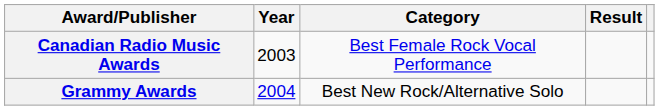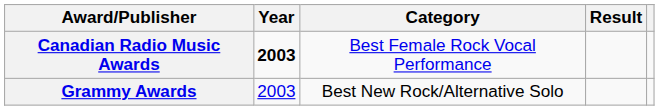(276, 54) normal -> (276, 54) bold
(276, 91) 2004 -> (276, 91) 2003
